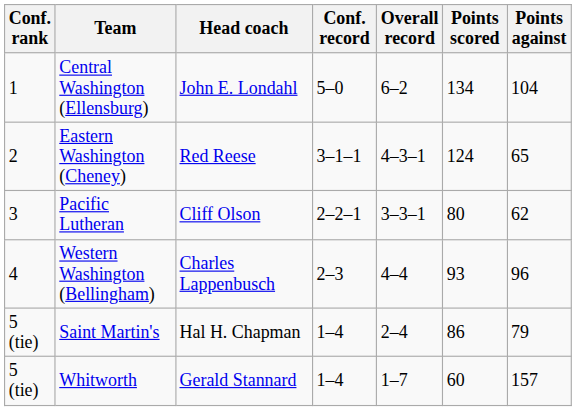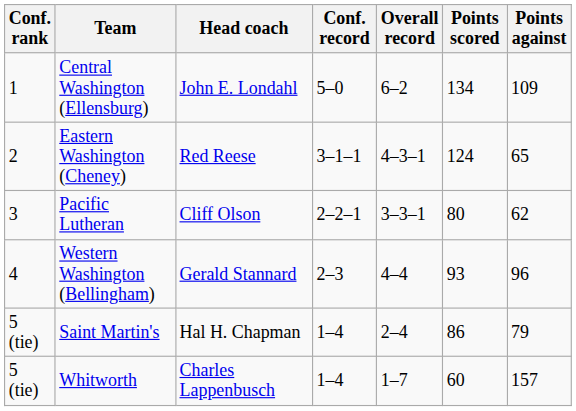(525, 87) 104 -> (525, 87) 109
(227, 273) Charles Lappenbusch -> (238, 273) Gerald Stannard
(238, 380) Gerald Stannard -> (227, 380) Charles Lappenbusch
